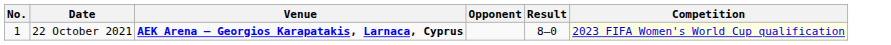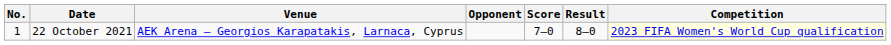+ column: (544, 13)
(300, 31) bold -> (300, 31) normal
